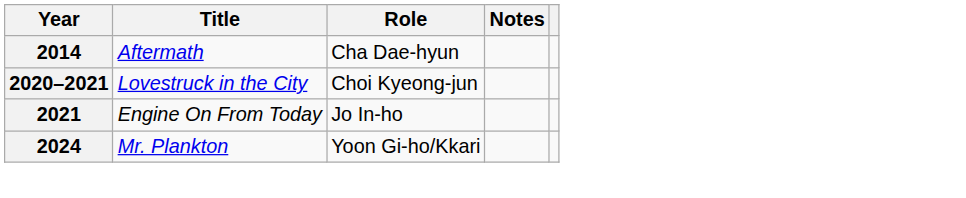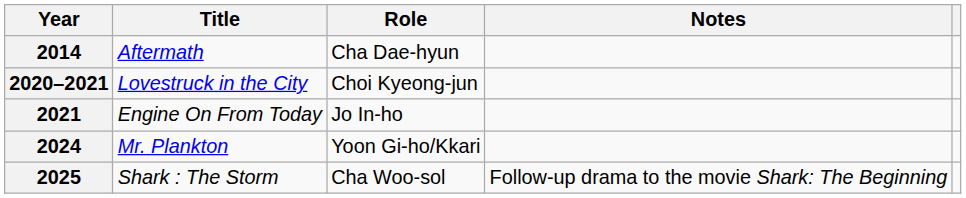+ row: (59, 177)
